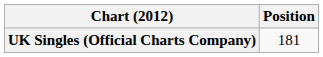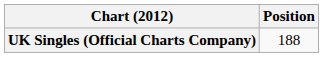(289, 40) 181 -> (289, 40) 188
